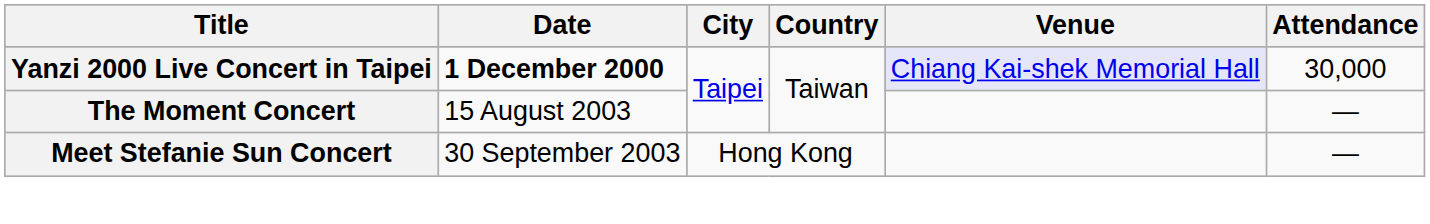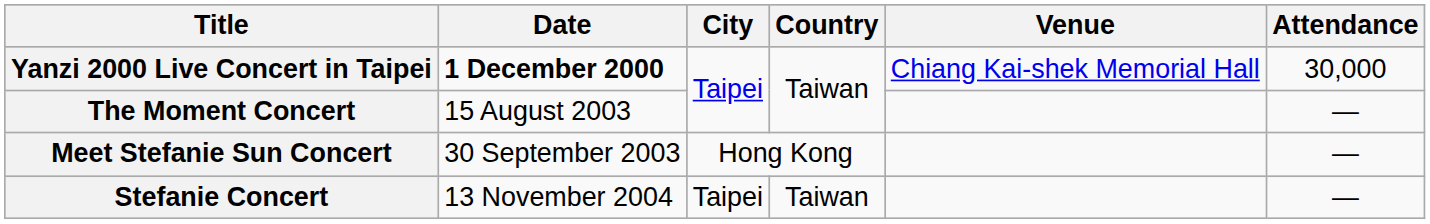(1075, 68) lavender background -> (1075, 68) no background
+ row: (221, 196)
